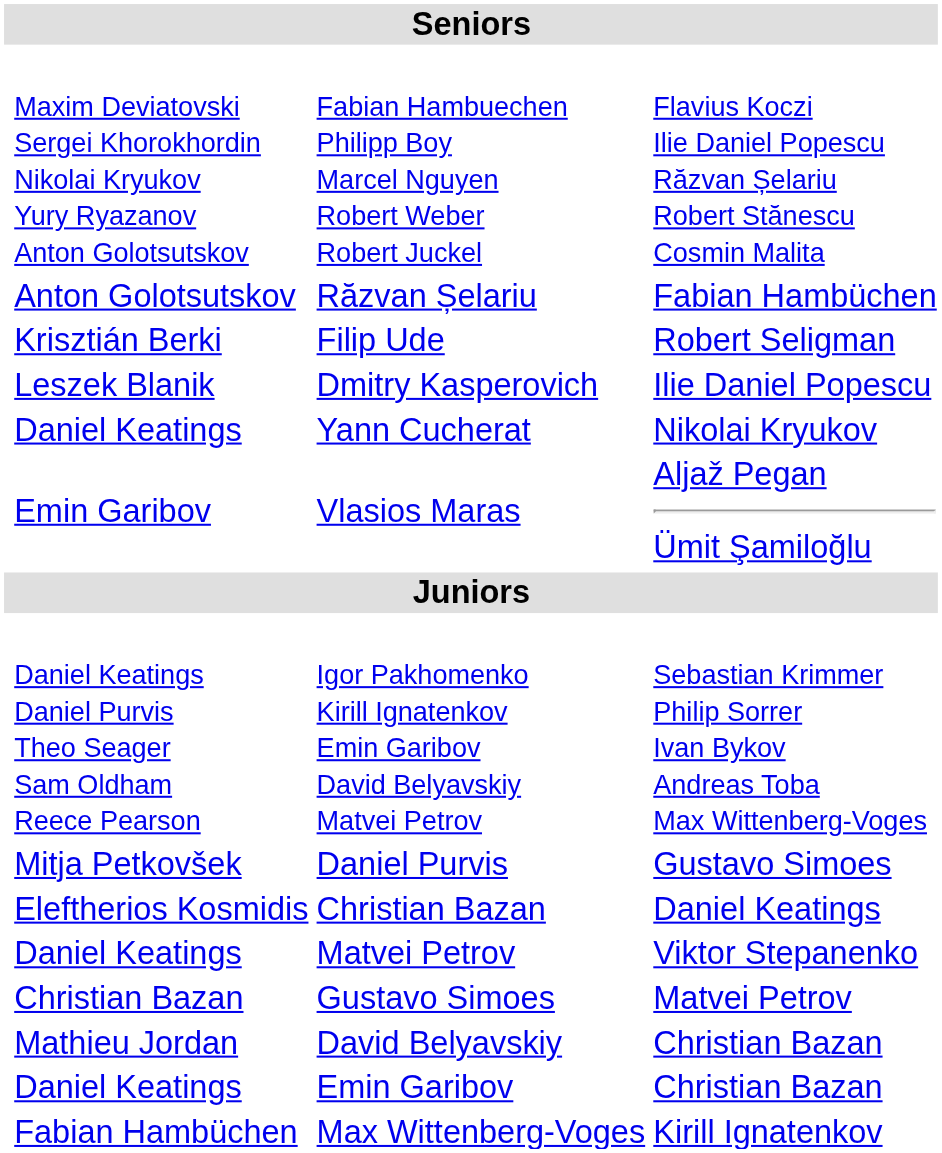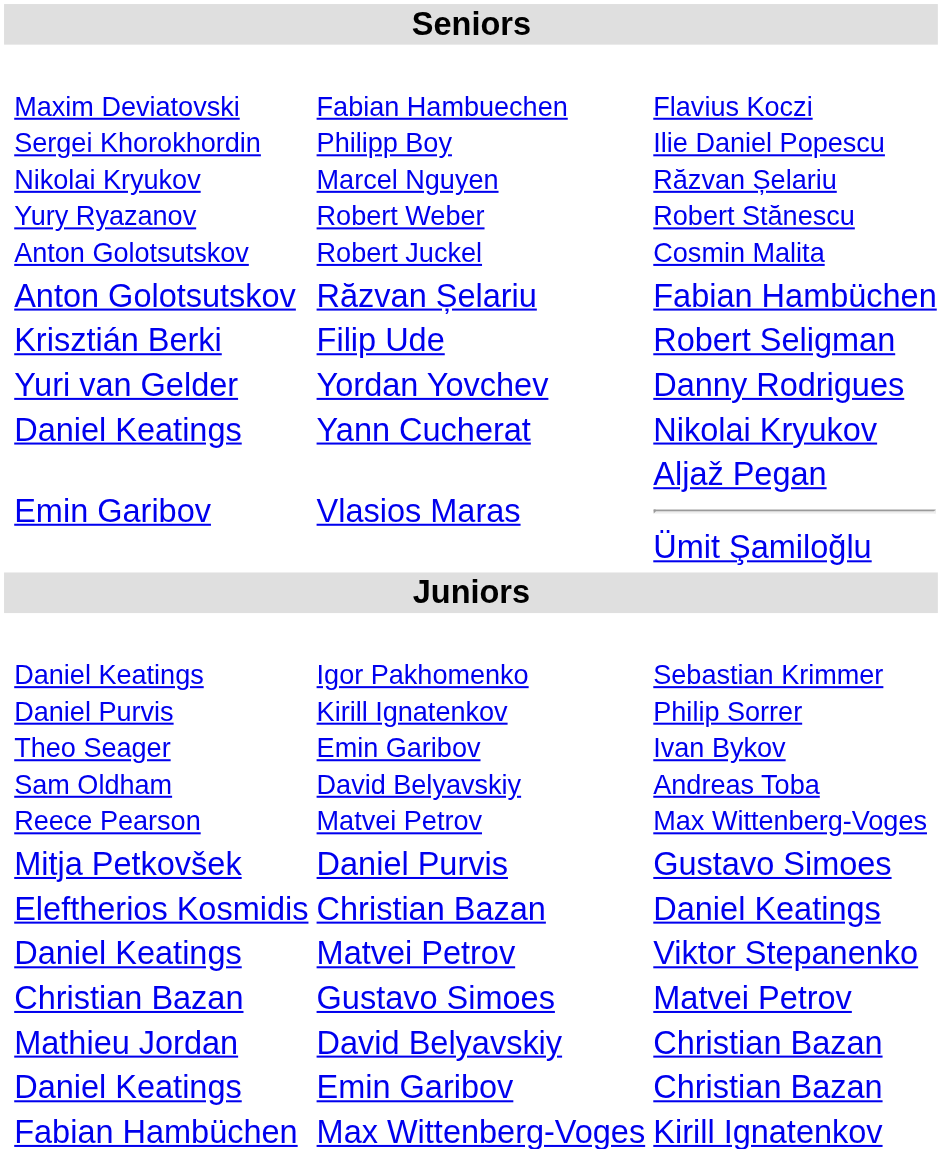+ row: (432, 385)
- row: (457, 385)
